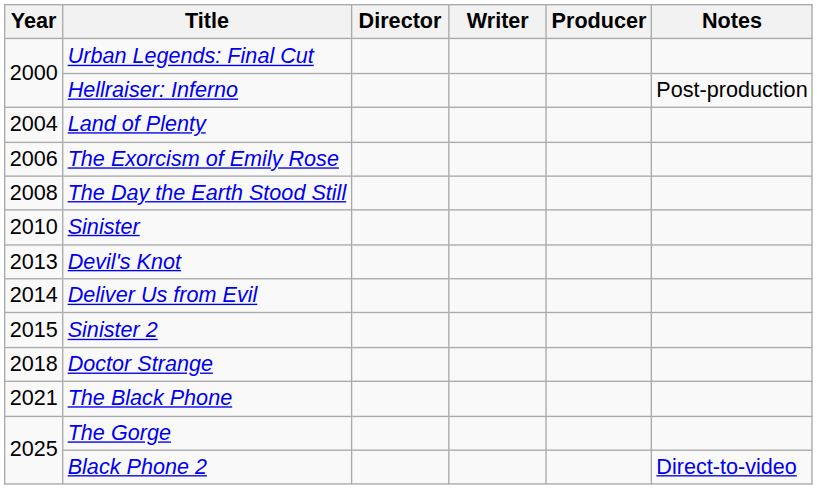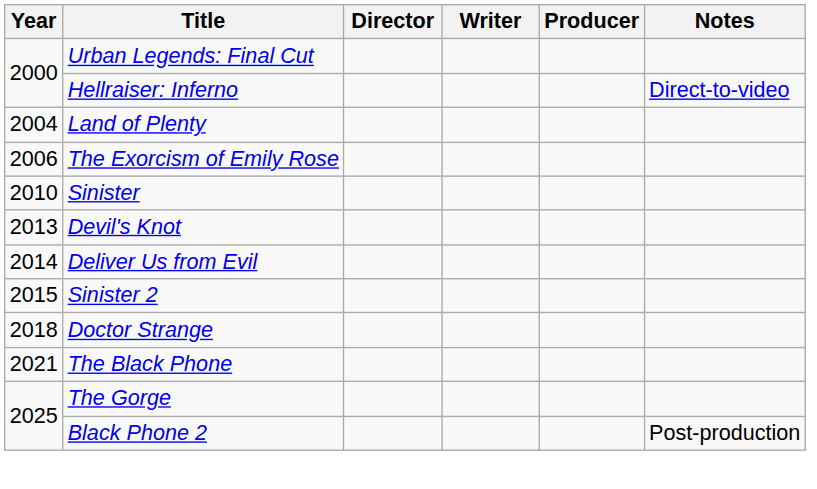(732, 90) Post-production -> (719, 90) Direct-to-video
- row: (207, 192)
(727, 466) Direct-to-video -> (725, 432) Post-production
